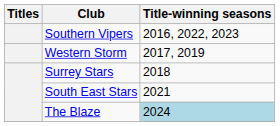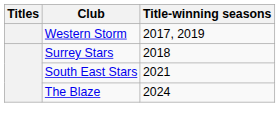- row: (89, 33)
(157, 111) lightblue background -> (157, 92) no background
